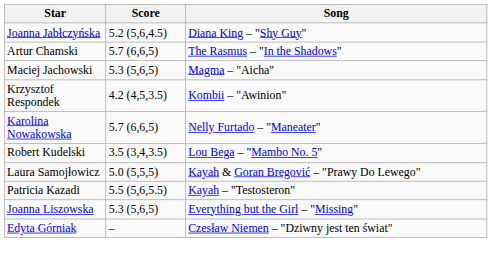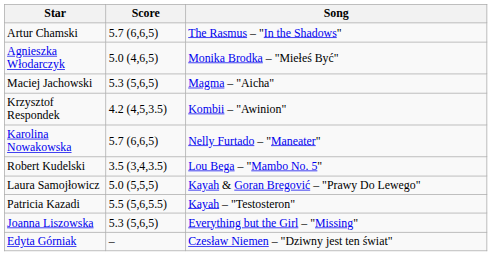- row: (54, 32)
+ row: (36, 58)
